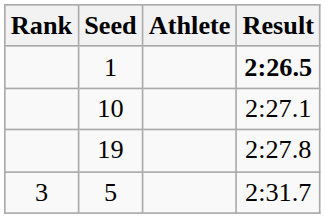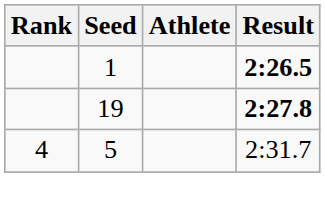- row: (110, 108)
(278, 150) normal -> (278, 108) bold
(41, 191) 3 -> (41, 150) 4
